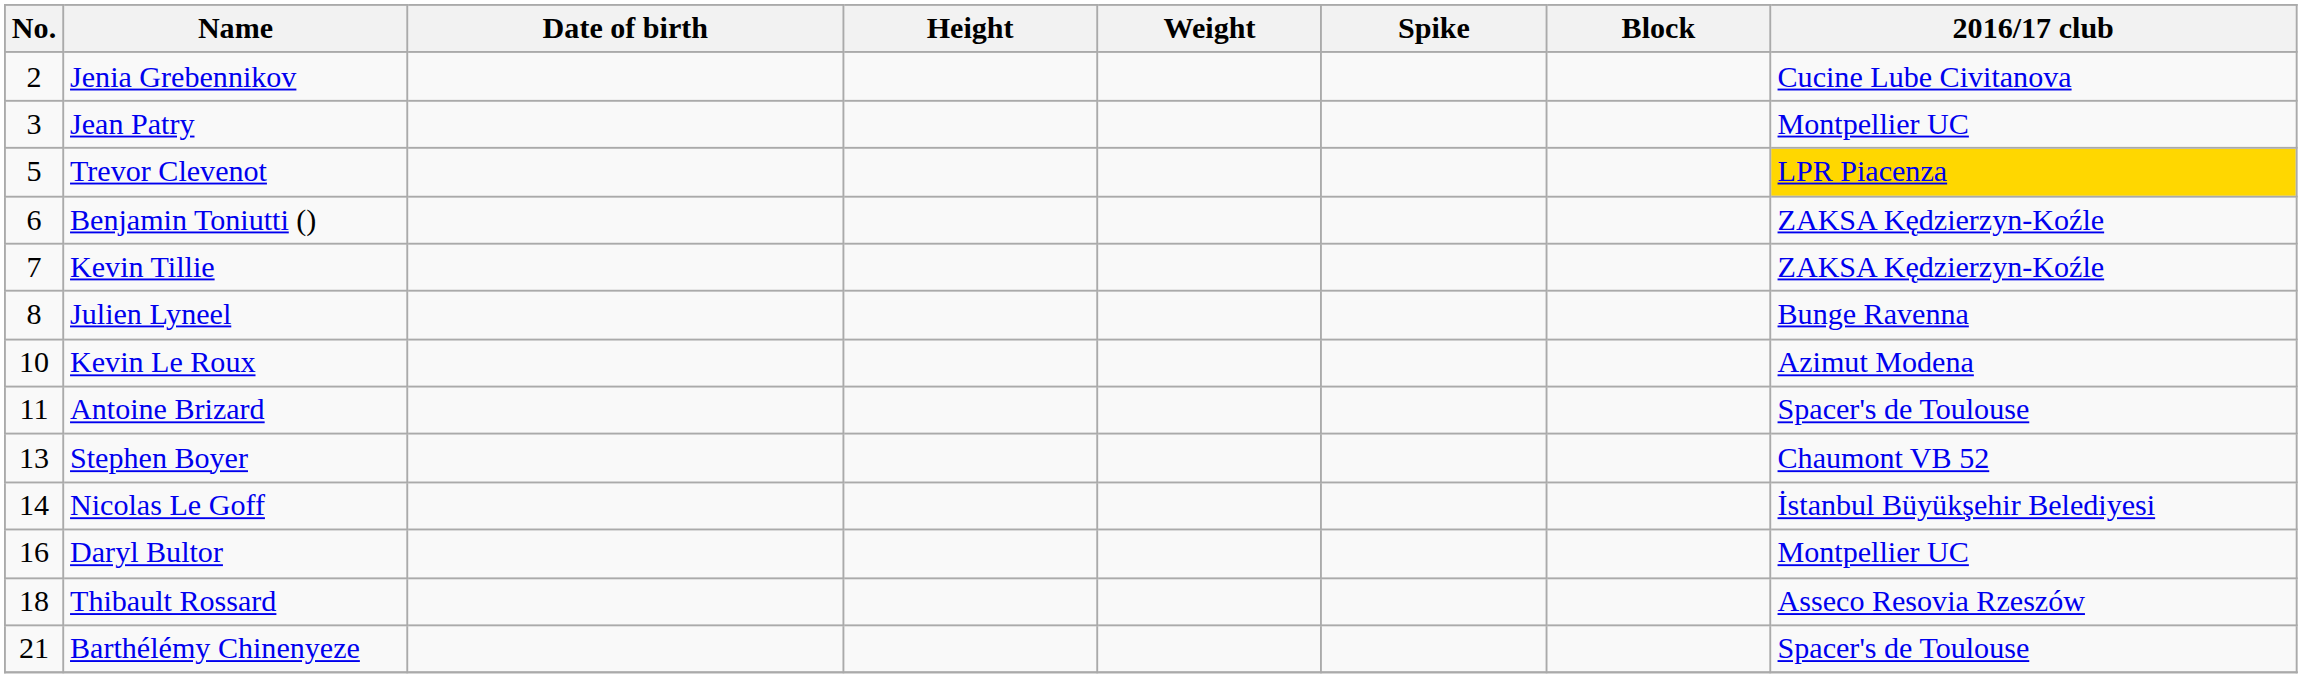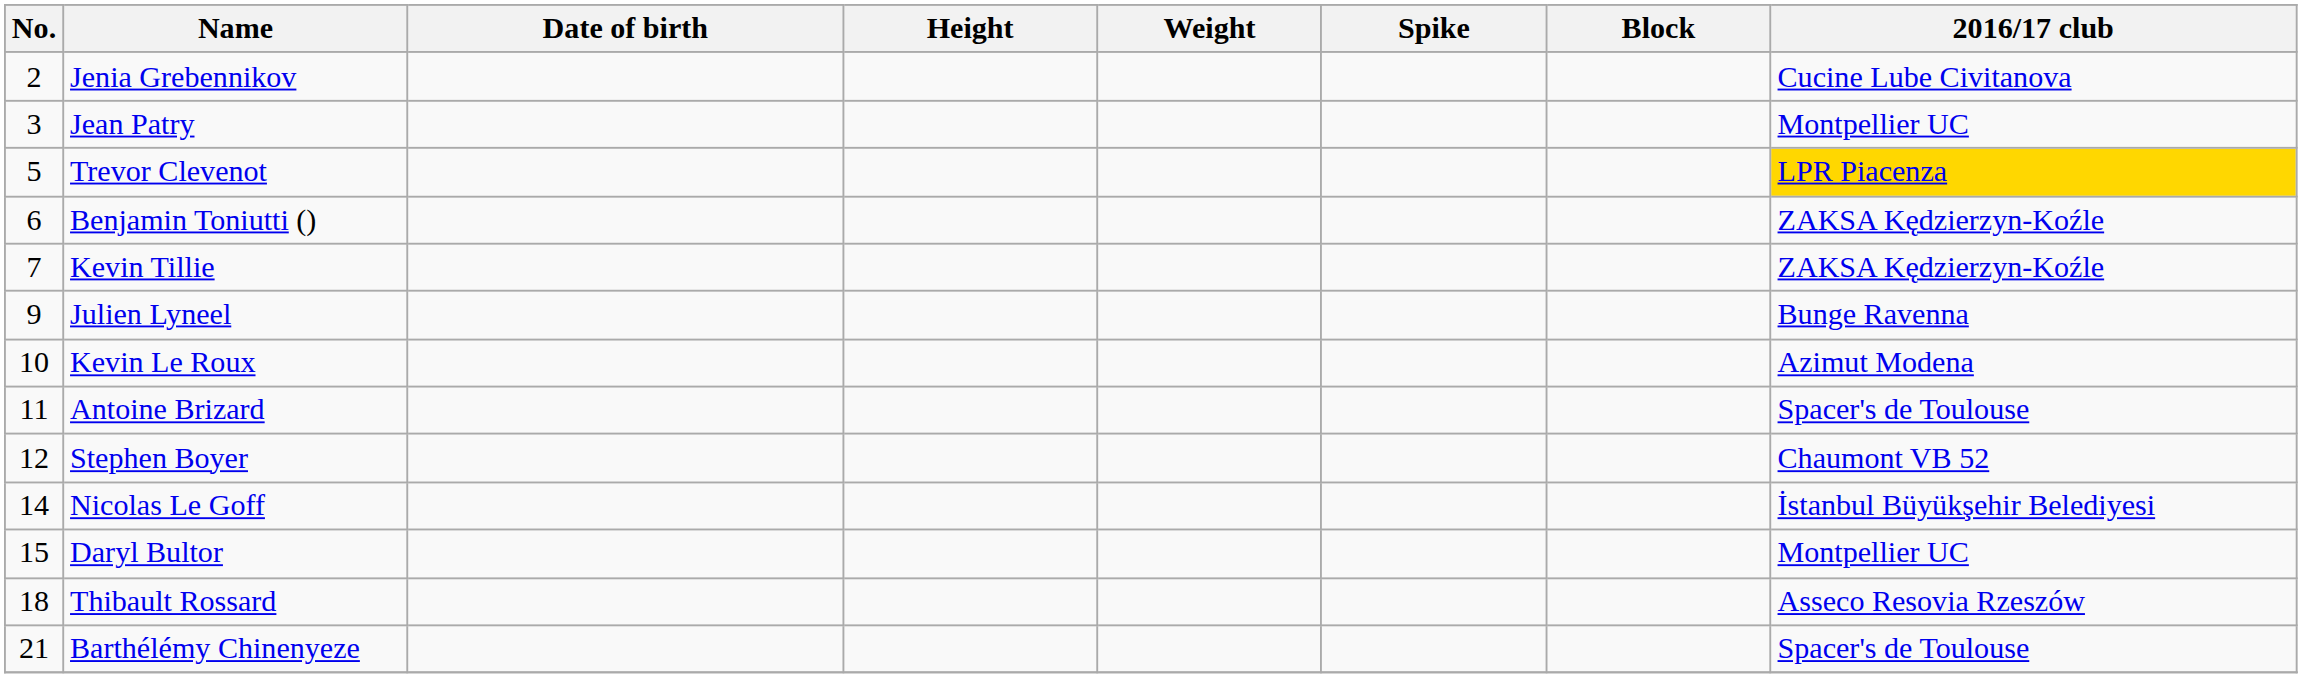(34, 314) 8 -> (34, 314) 9
(34, 457) 13 -> (34, 457) 12
(34, 553) 16 -> (34, 553) 15
